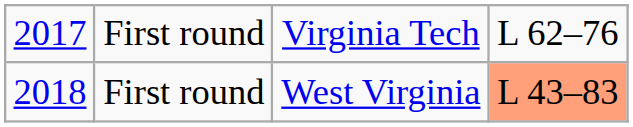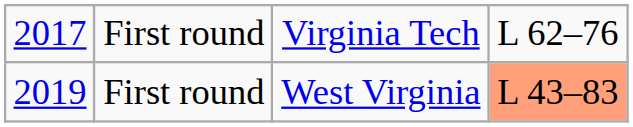(50, 91) 2018 -> (50, 91) 2019
